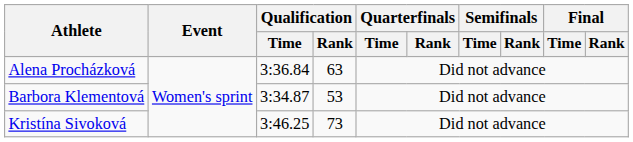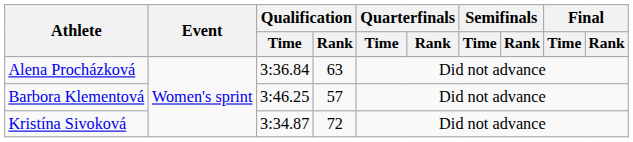(285, 97) 3:34.87 -> (285, 97) 3:46.25
(335, 97) 53 -> (335, 97) 57
(285, 124) 3:46.25 -> (285, 124) 3:34.87
(335, 124) 73 -> (335, 124) 72
